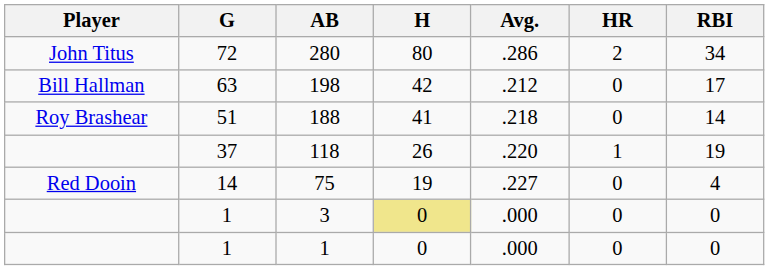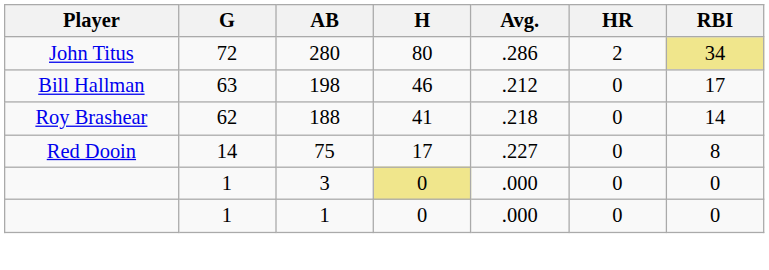(715, 53) no background -> (715, 53) khaki background
(422, 85) 42 -> (422, 85) 46
(227, 118) 51 -> (227, 118) 62
- row: (325, 150)
(422, 183) 19 -> (422, 150) 17
(715, 183) 4 -> (715, 150) 8
